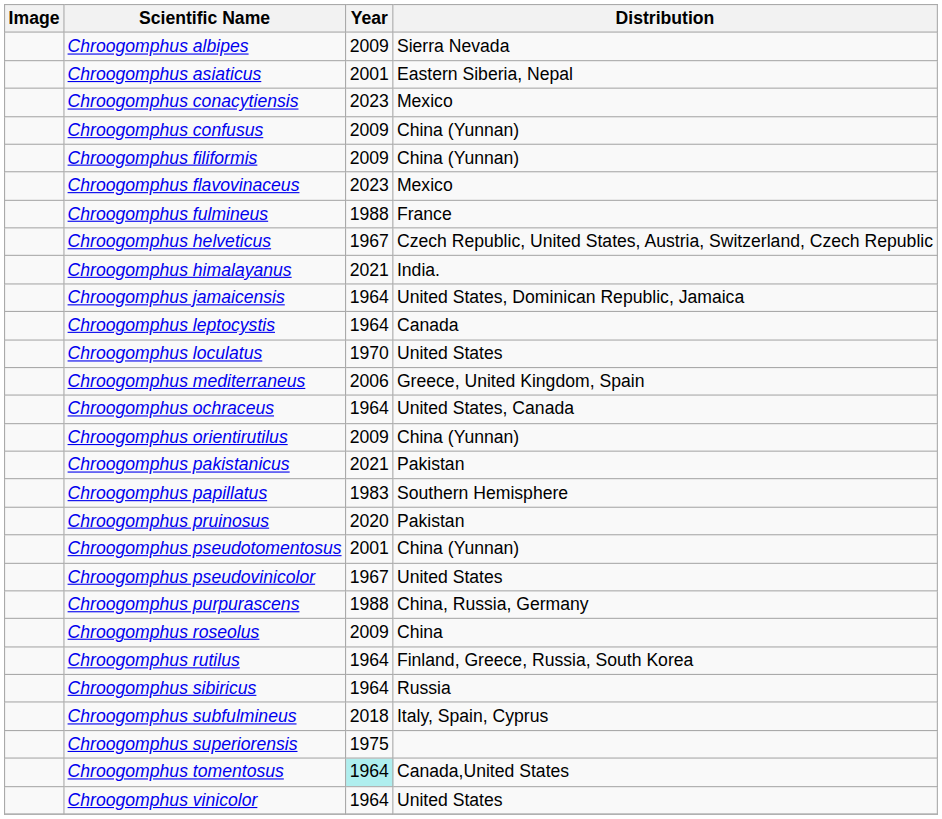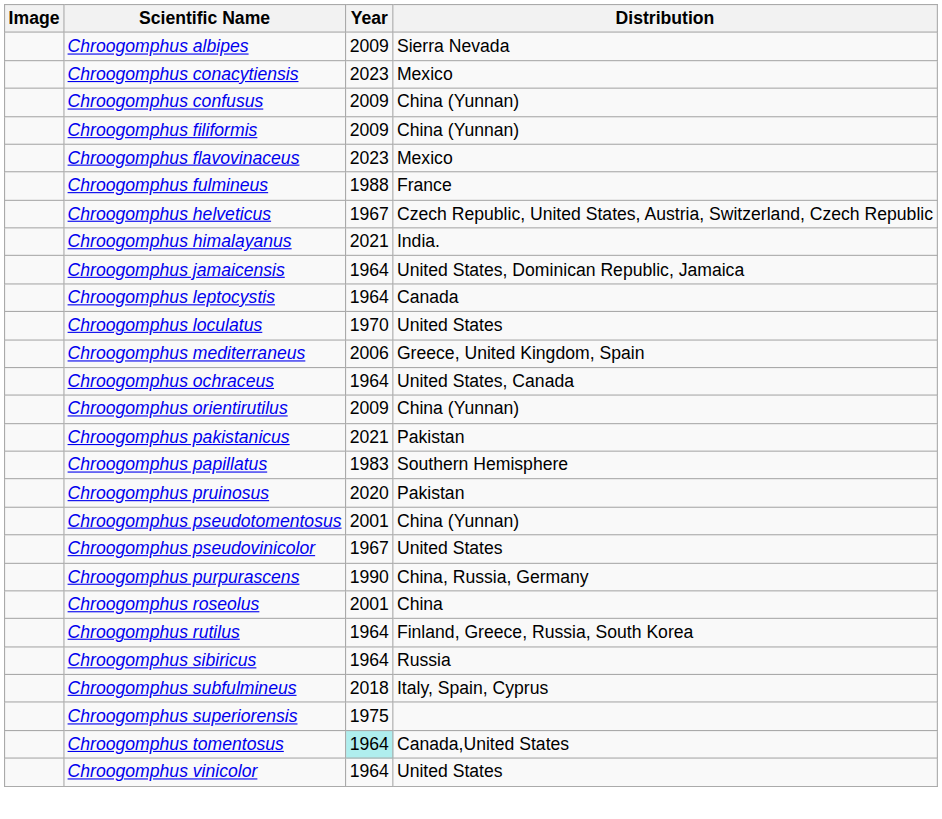- row: (164, 74)
(369, 604) 1988 -> (369, 576) 1990
(369, 632) 2009 -> (369, 604) 2001
